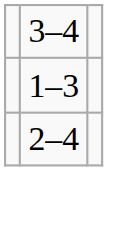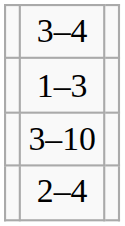+ row: (62, 138)
